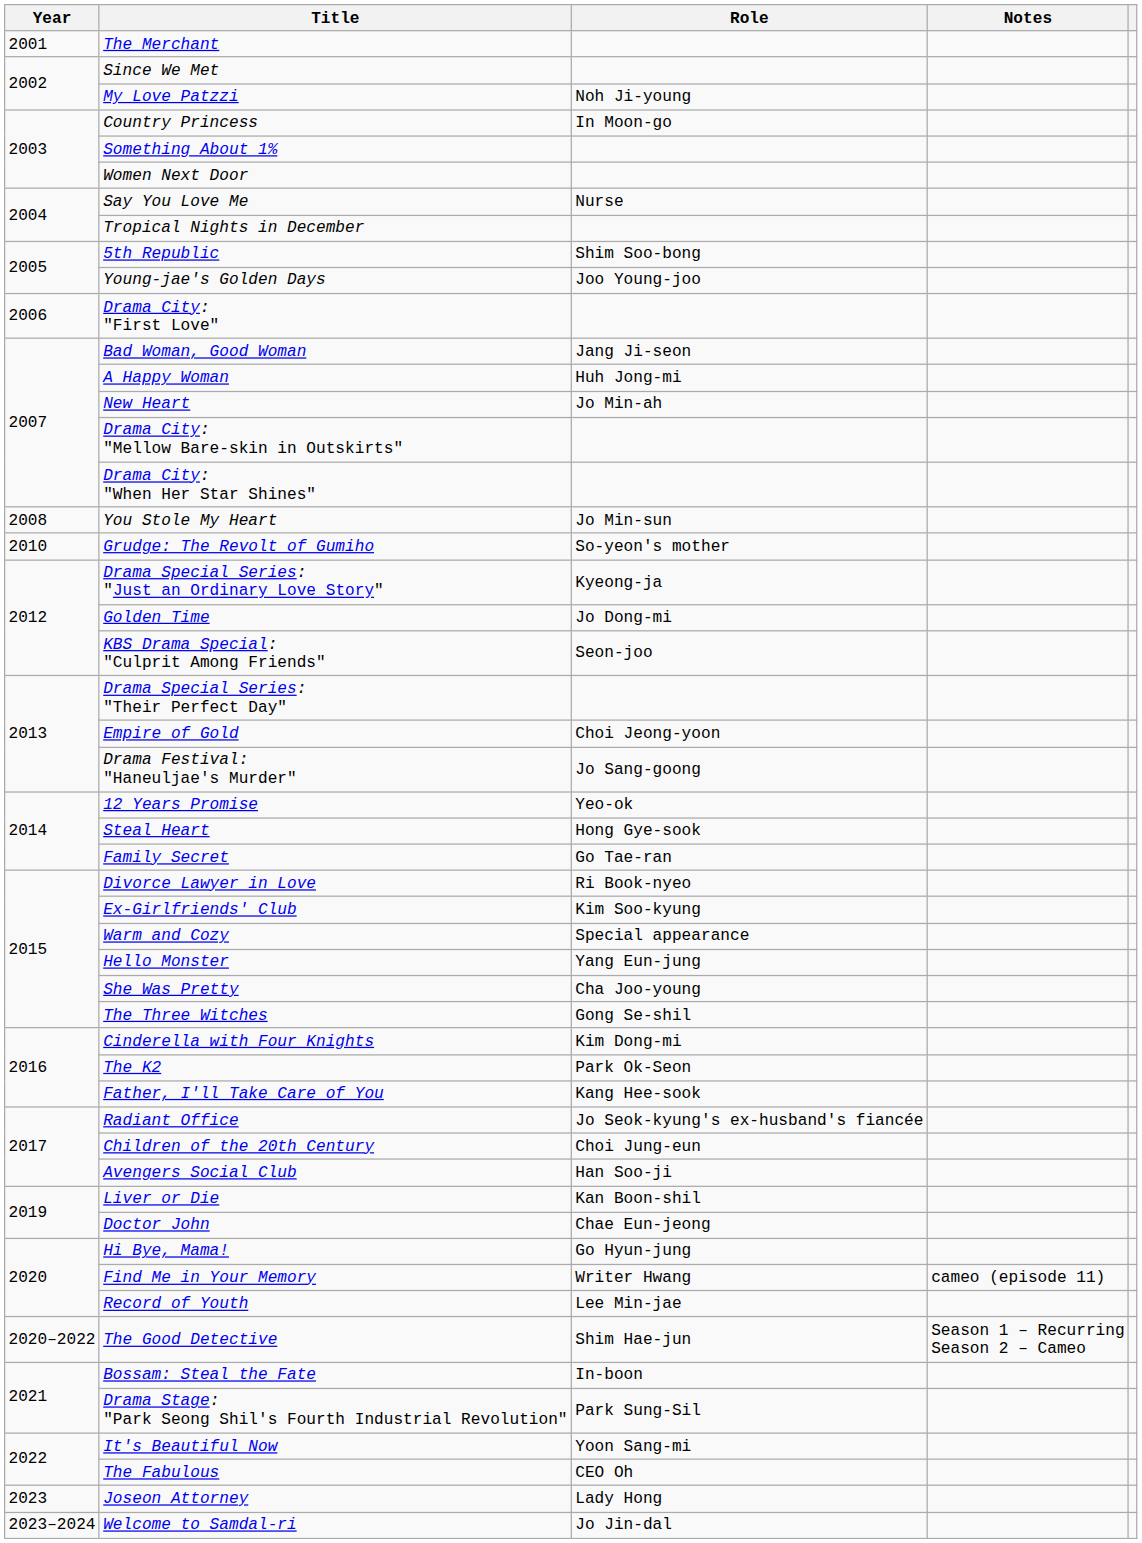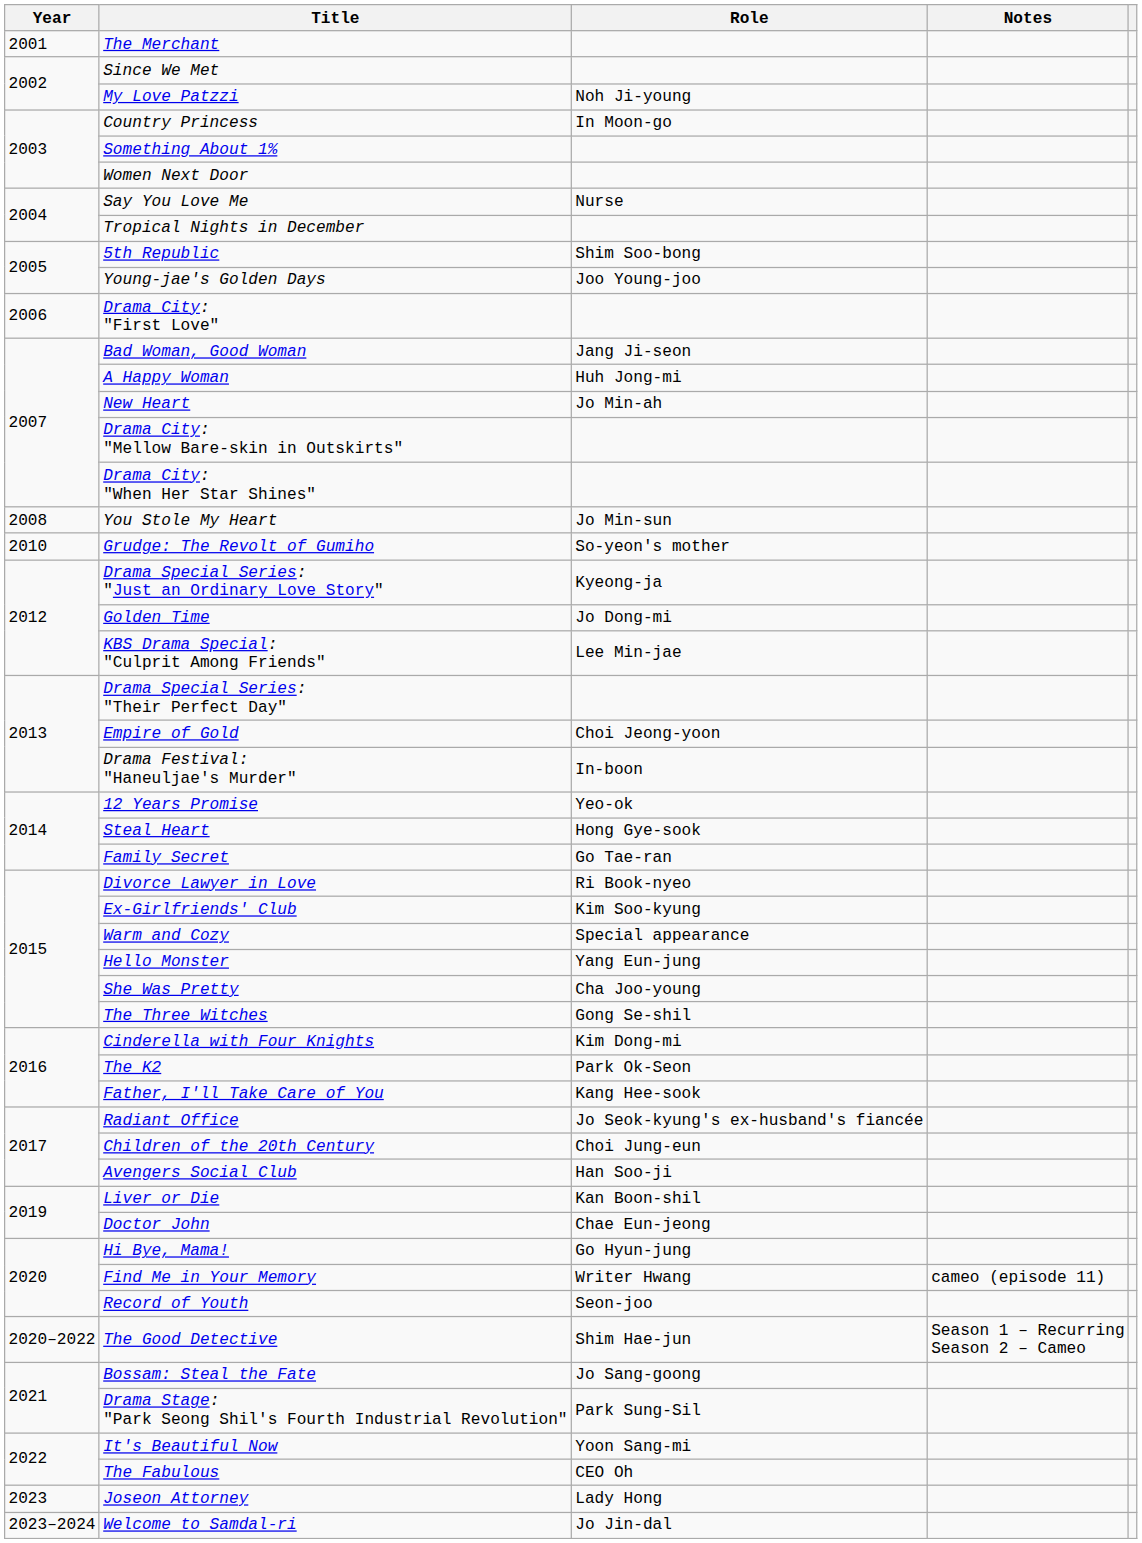(614, 653) Seon-joo -> (628, 653) Lee Min-jae
(638, 769) Jo Sang-goong -> (609, 769) In-boon
(628, 1304) Lee Min-jae -> (614, 1304) Seon-joo
(609, 1375) In-boon -> (638, 1375) Jo Sang-goong
